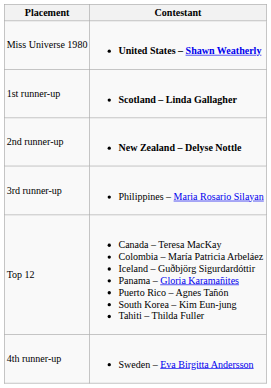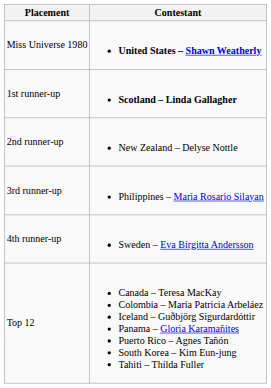(178, 148) bold -> (178, 148) normal
rows swapped: (34, 359) <-> (21, 274)
